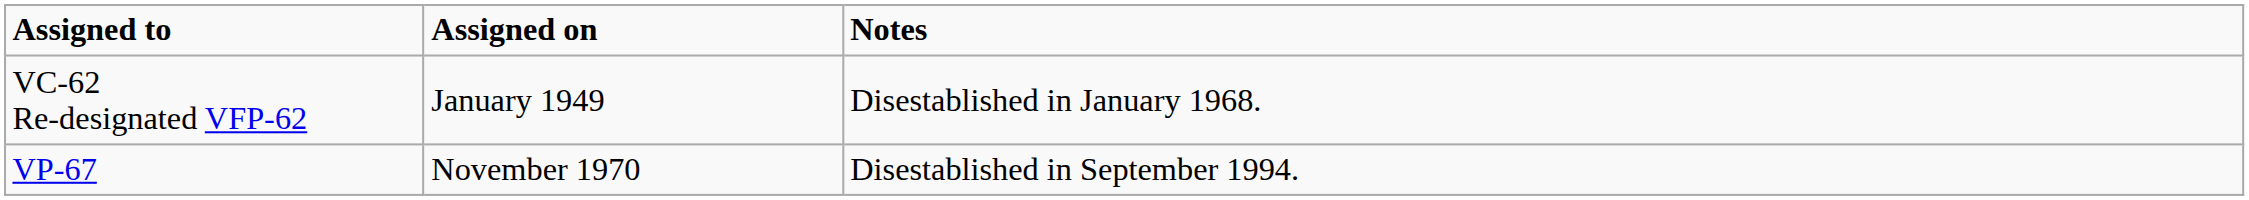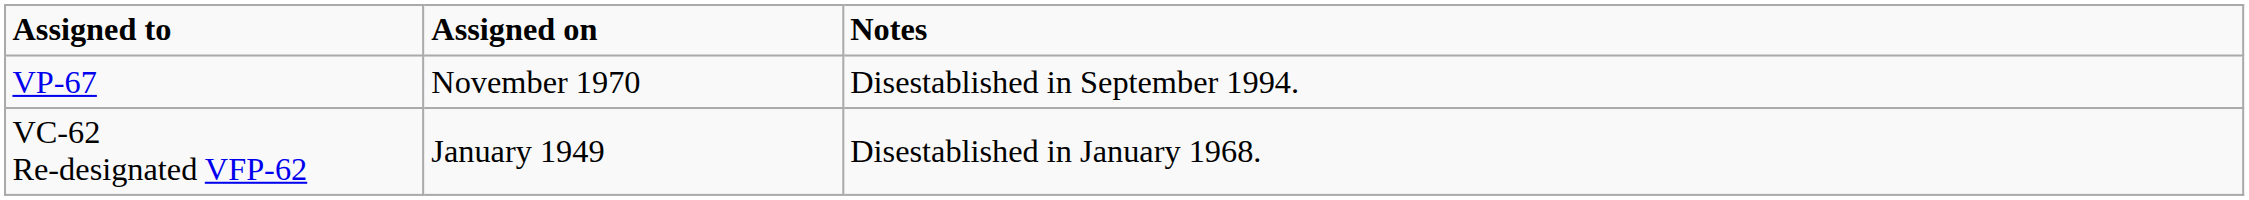rows swapped: (160, 99) <-> (55, 169)
